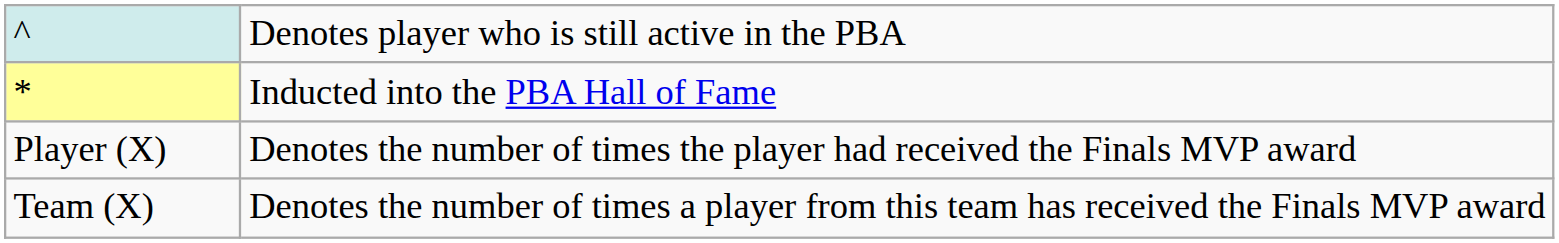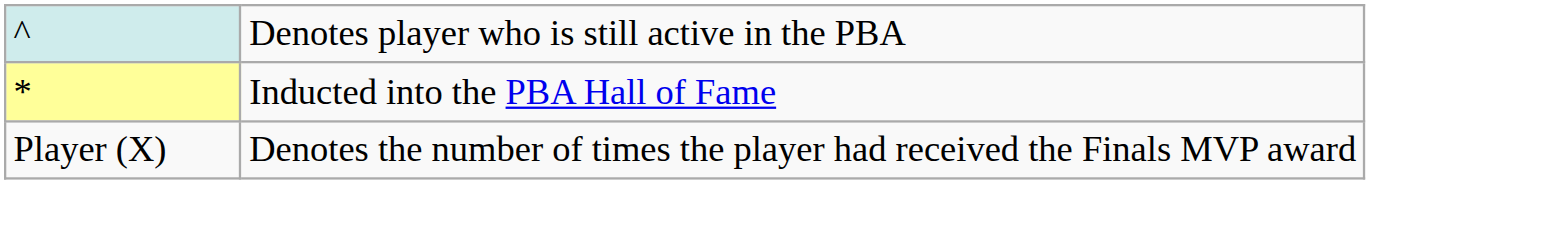- row: (84, 206)
